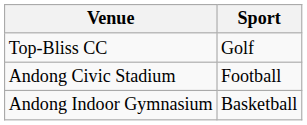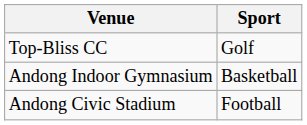rows swapped: (111, 104) <-> (92, 76)
